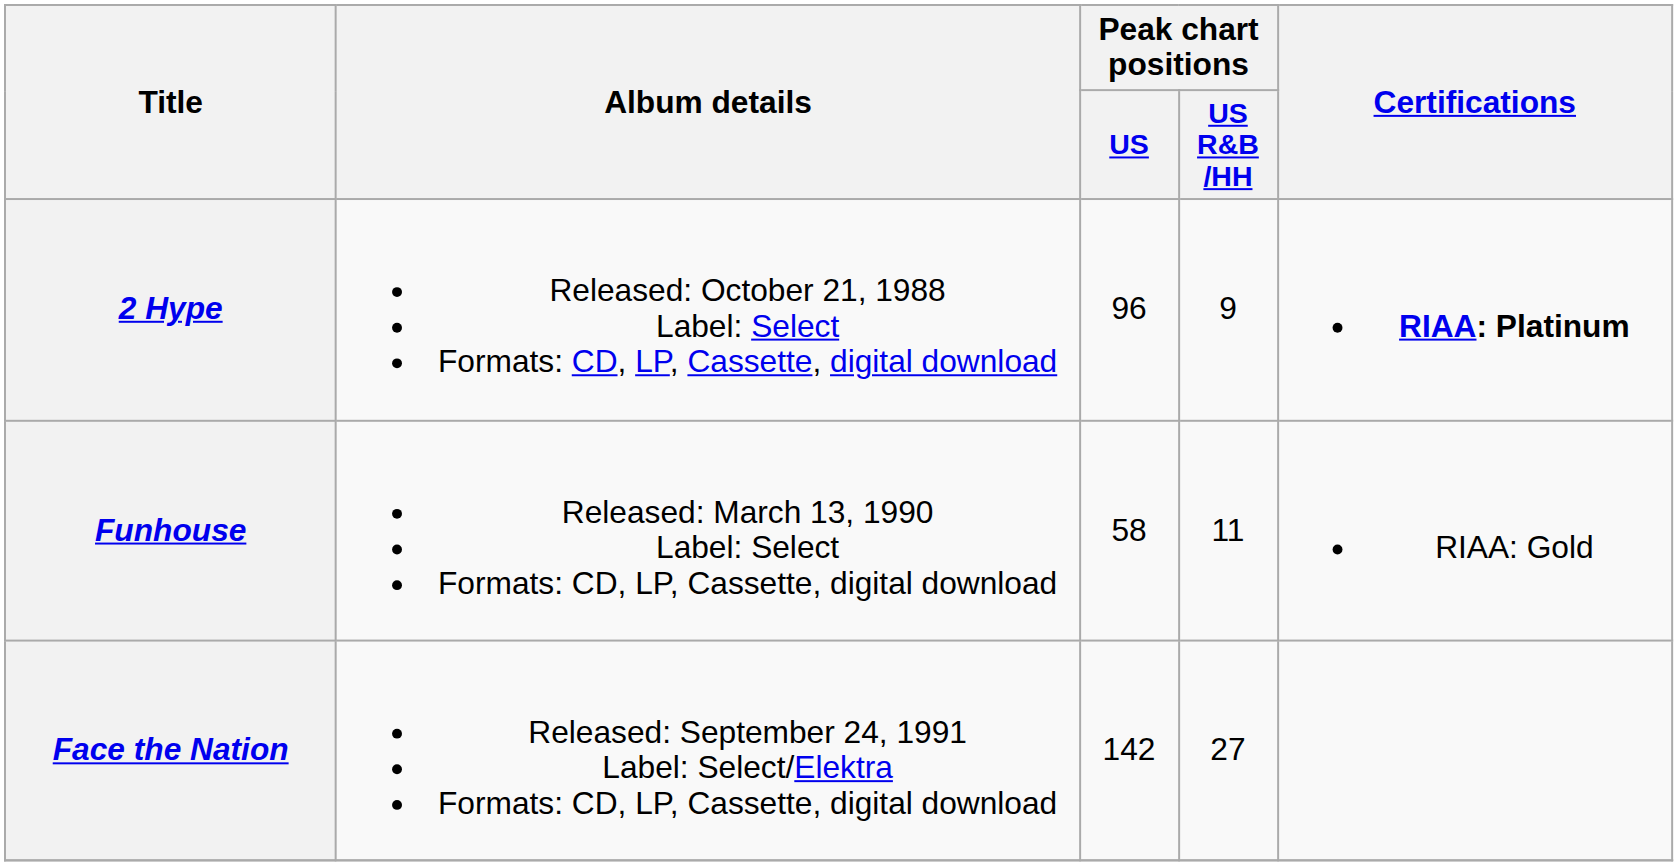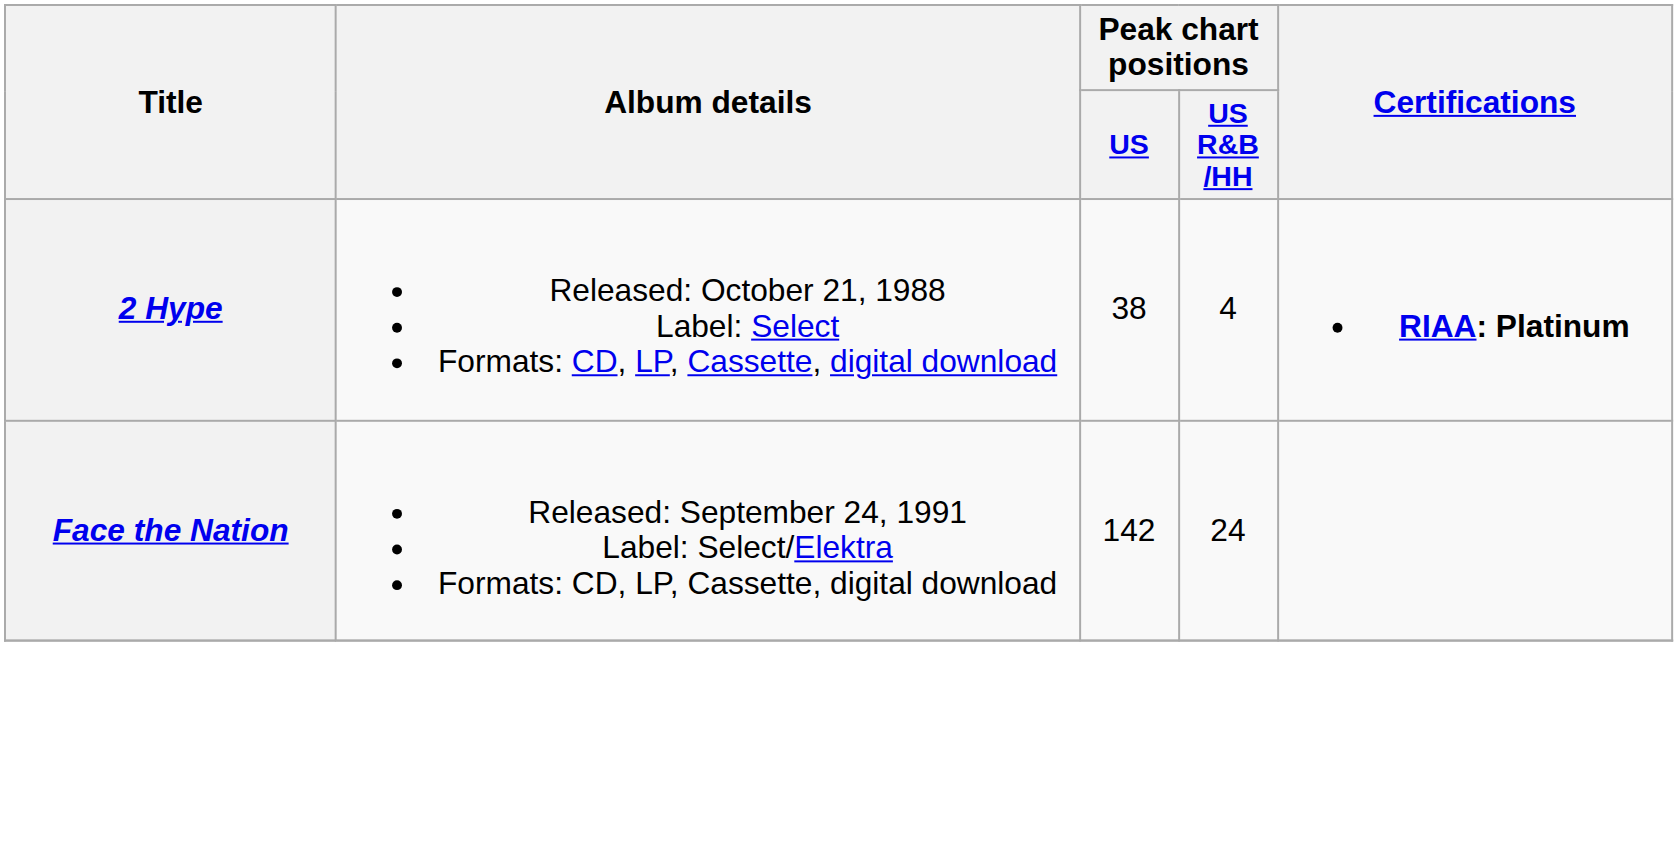(1129, 309) 96 -> (1129, 309) 38
(1228, 309) 9 -> (1228, 309) 4
- row: (171, 529)
(1228, 750) 27 -> (1228, 529) 24
